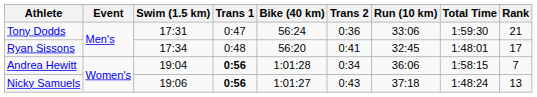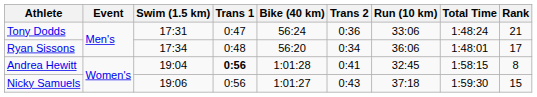(470, 31) 1:59:30 -> (470, 31) 1:48:24
(349, 49) 0:41 -> (349, 49) 0:34
(406, 49) 32:45 -> (406, 49) 36:06
(349, 66) 0:34 -> (349, 66) 0:41
(406, 66) 36:06 -> (406, 66) 32:45
(516, 66) 7 -> (516, 66) 8
(235, 84) bold -> (235, 84) normal
(470, 84) 1:48:24 -> (470, 84) 1:59:30
(516, 84) 13 -> (516, 84) 15
